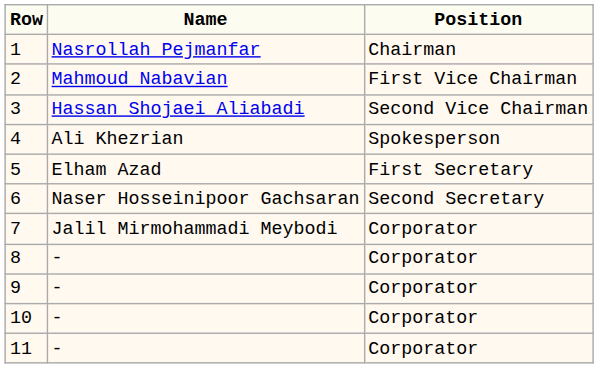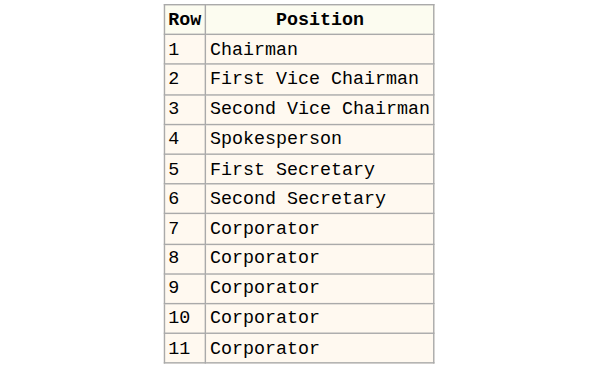- column: (206, 20)
